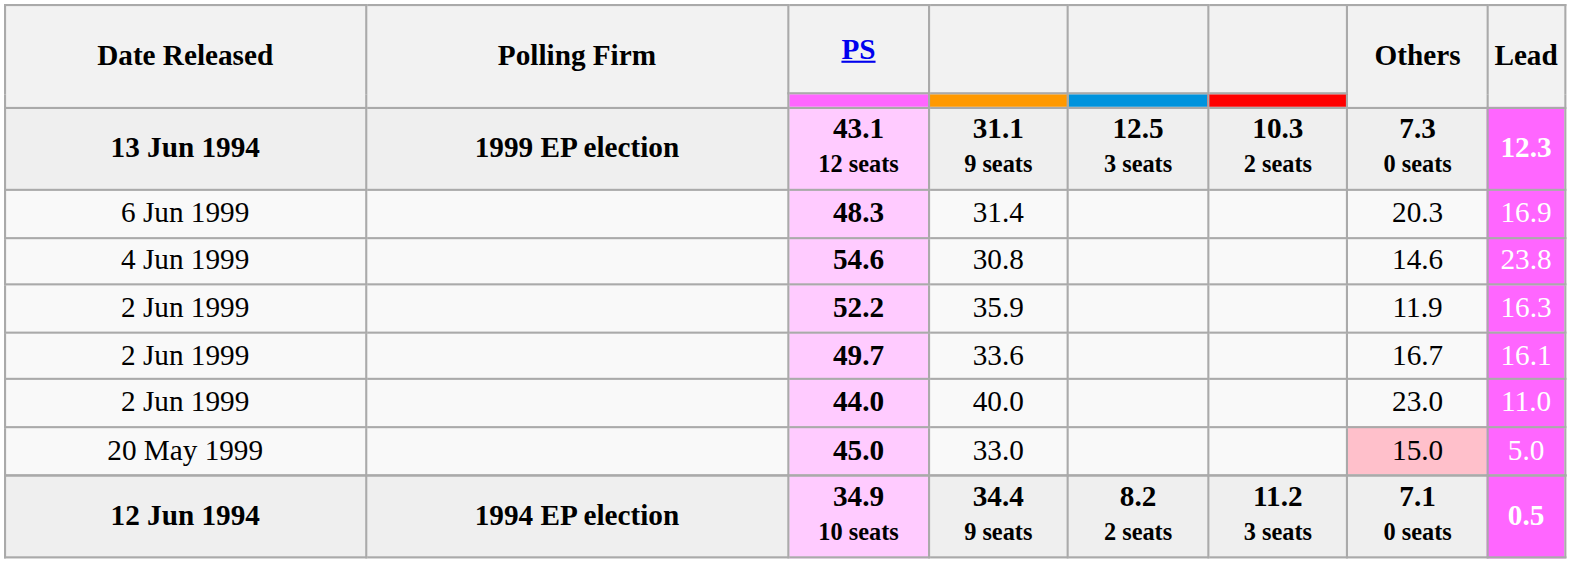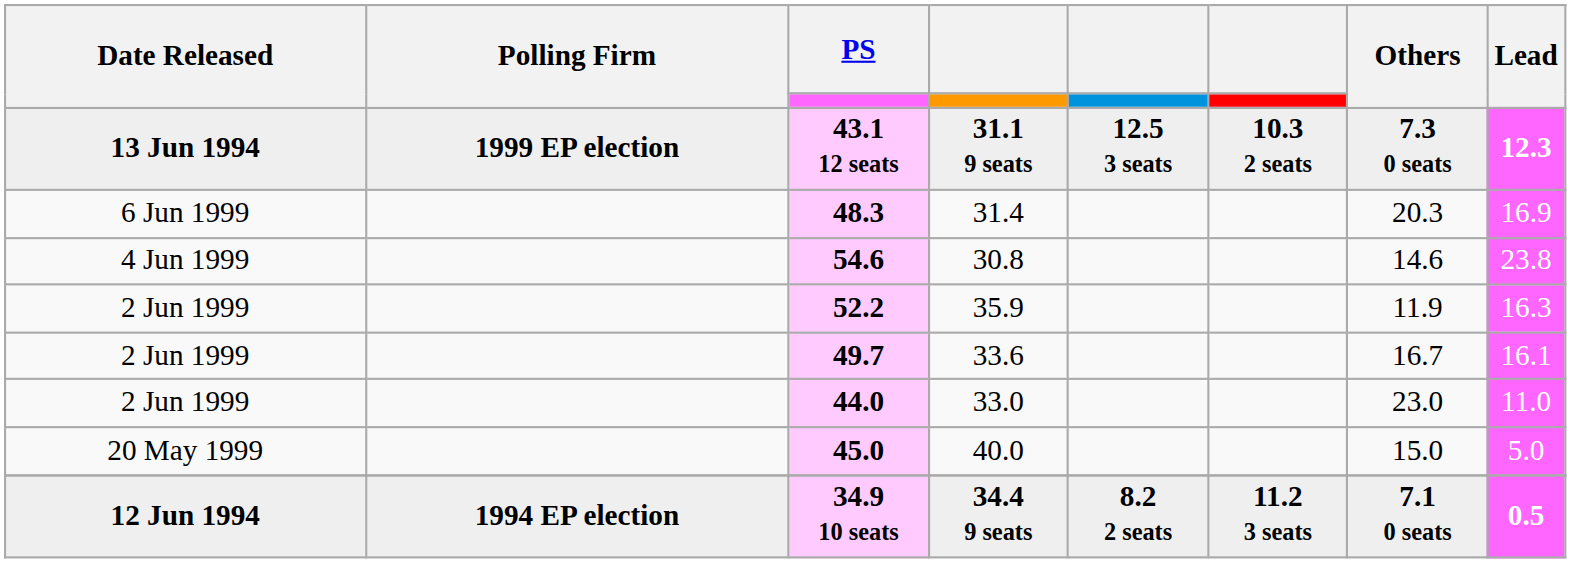(998, 402) 40.0 -> (998, 402) 33.0
(998, 450) 33.0 -> (998, 450) 40.0
(1418, 450) pink background -> (1418, 450) no background
